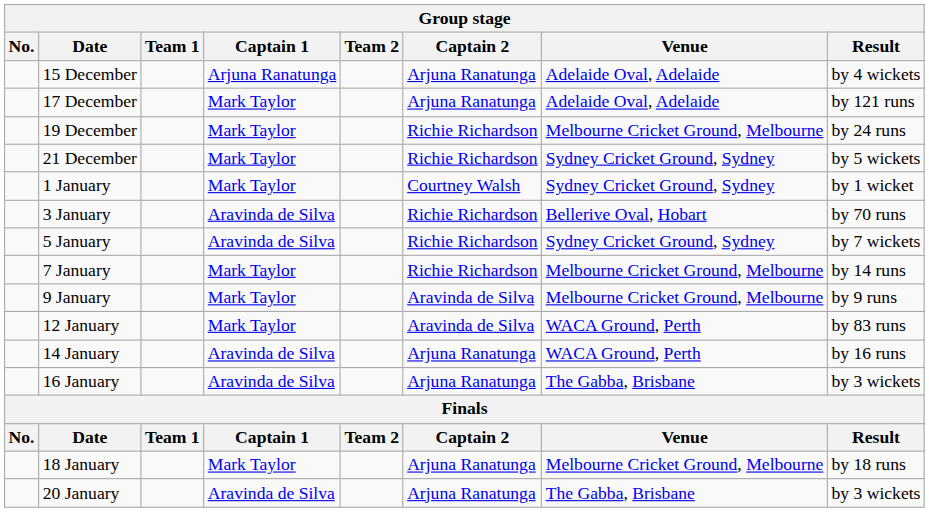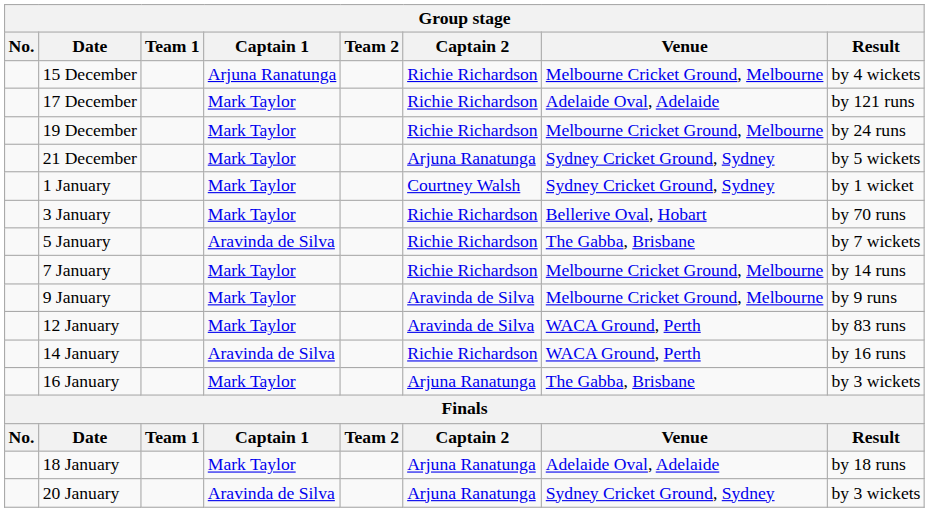(471, 74) Arjuna Ranatunga -> (472, 74) Richie Richardson
(633, 74) Adelaide Oval, Adelaide -> (685, 74) Melbourne Cricket Ground, Melbourne
(471, 102) Arjuna Ranatunga -> (472, 102) Richie Richardson
(472, 158) Richie Richardson -> (471, 158) Arjuna Ranatunga
(271, 213) Aravinda de Silva -> (252, 213) Mark Taylor
(660, 241) Sydney Cricket Ground, Sydney -> (620, 241) The Gabba, Brisbane
(471, 353) Arjuna Ranatunga -> (472, 353) Richie Richardson
(271, 381) Aravinda de Silva -> (252, 381) Mark Taylor
(685, 465) Melbourne Cricket Ground, Melbourne -> (633, 465) Adelaide Oval, Adelaide
(620, 492) The Gabba, Brisbane -> (660, 492) Sydney Cricket Ground, Sydney
